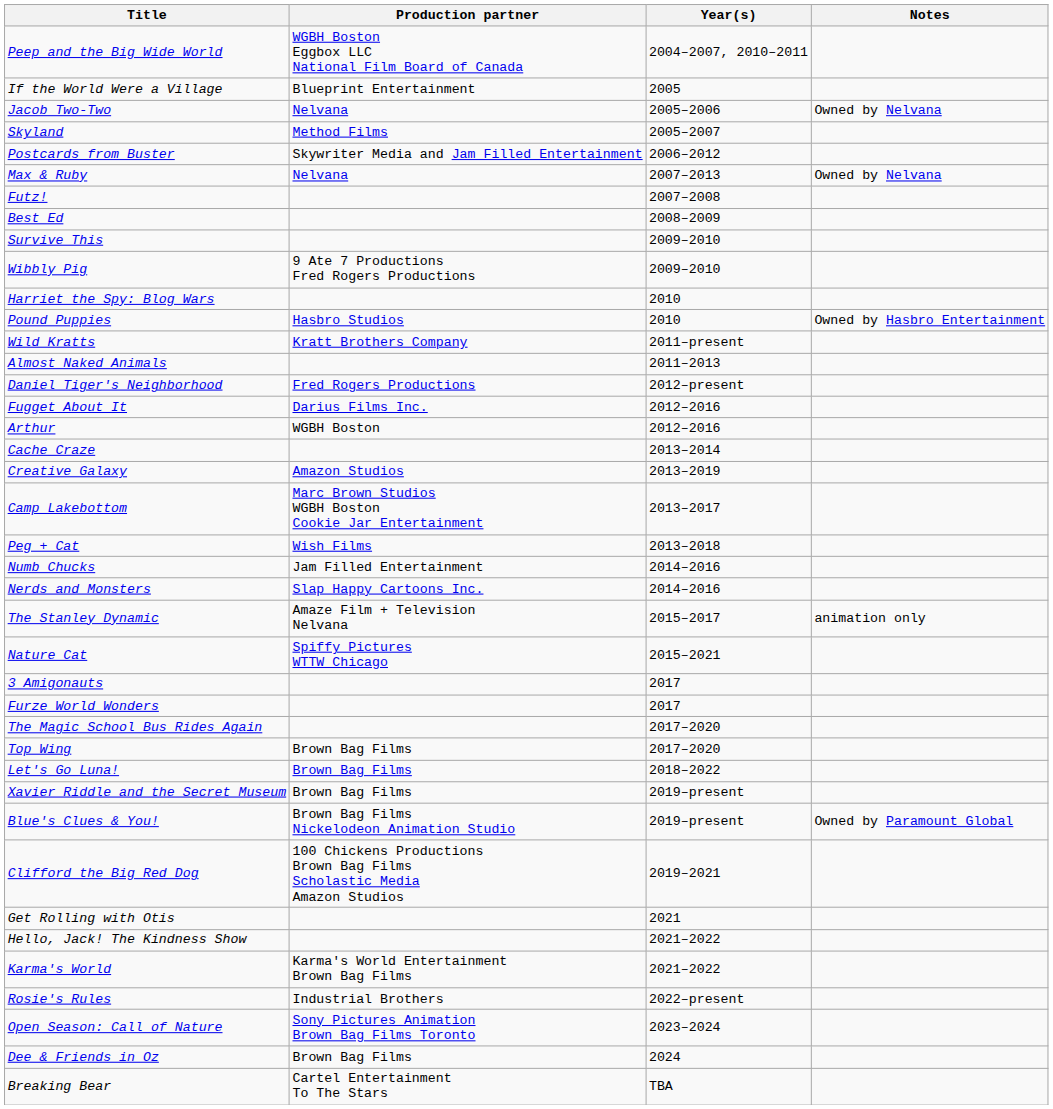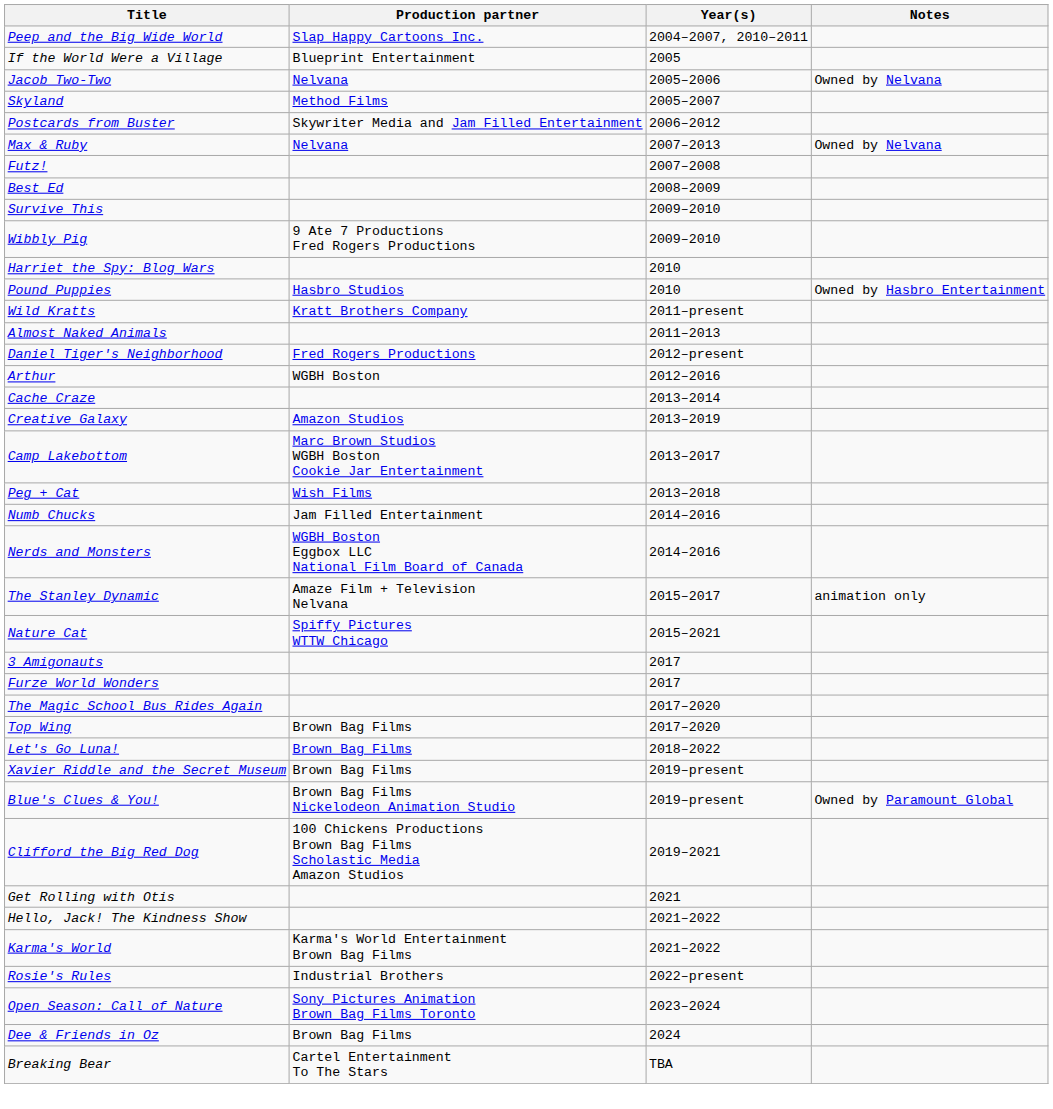(408, 52) WGBH Boston Eggbox LLC National Film Board of Canada -> (388, 37) Slap Happy Cartoons Inc.
- row: (67, 407)
(388, 589) Slap Happy Cartoons Inc. -> (408, 552) WGBH Boston Eggbox LLC National Film Board of Canada
